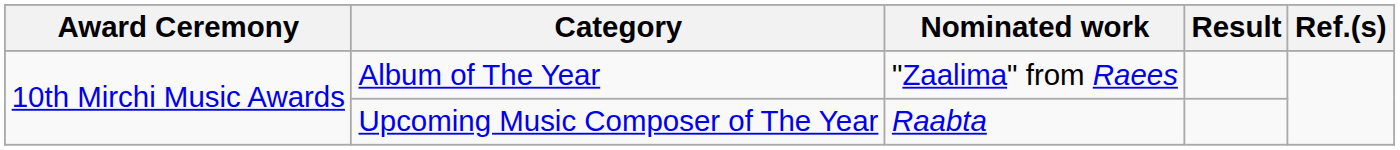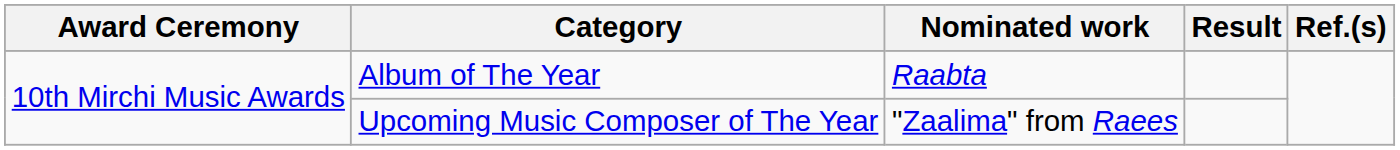(1035, 74) "Zaalima" from Raees -> (939, 74) Raabta
(939, 121) Raabta -> (1035, 121) "Zaalima" from Raees
